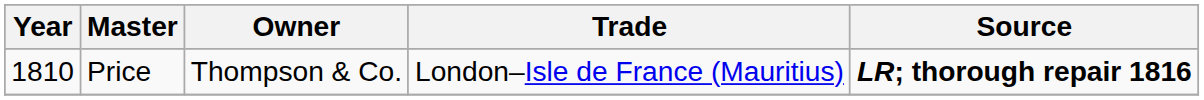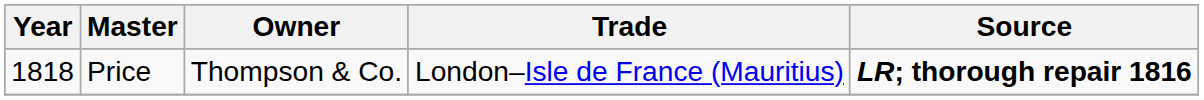(43, 71) 1810 -> (43, 71) 1818
